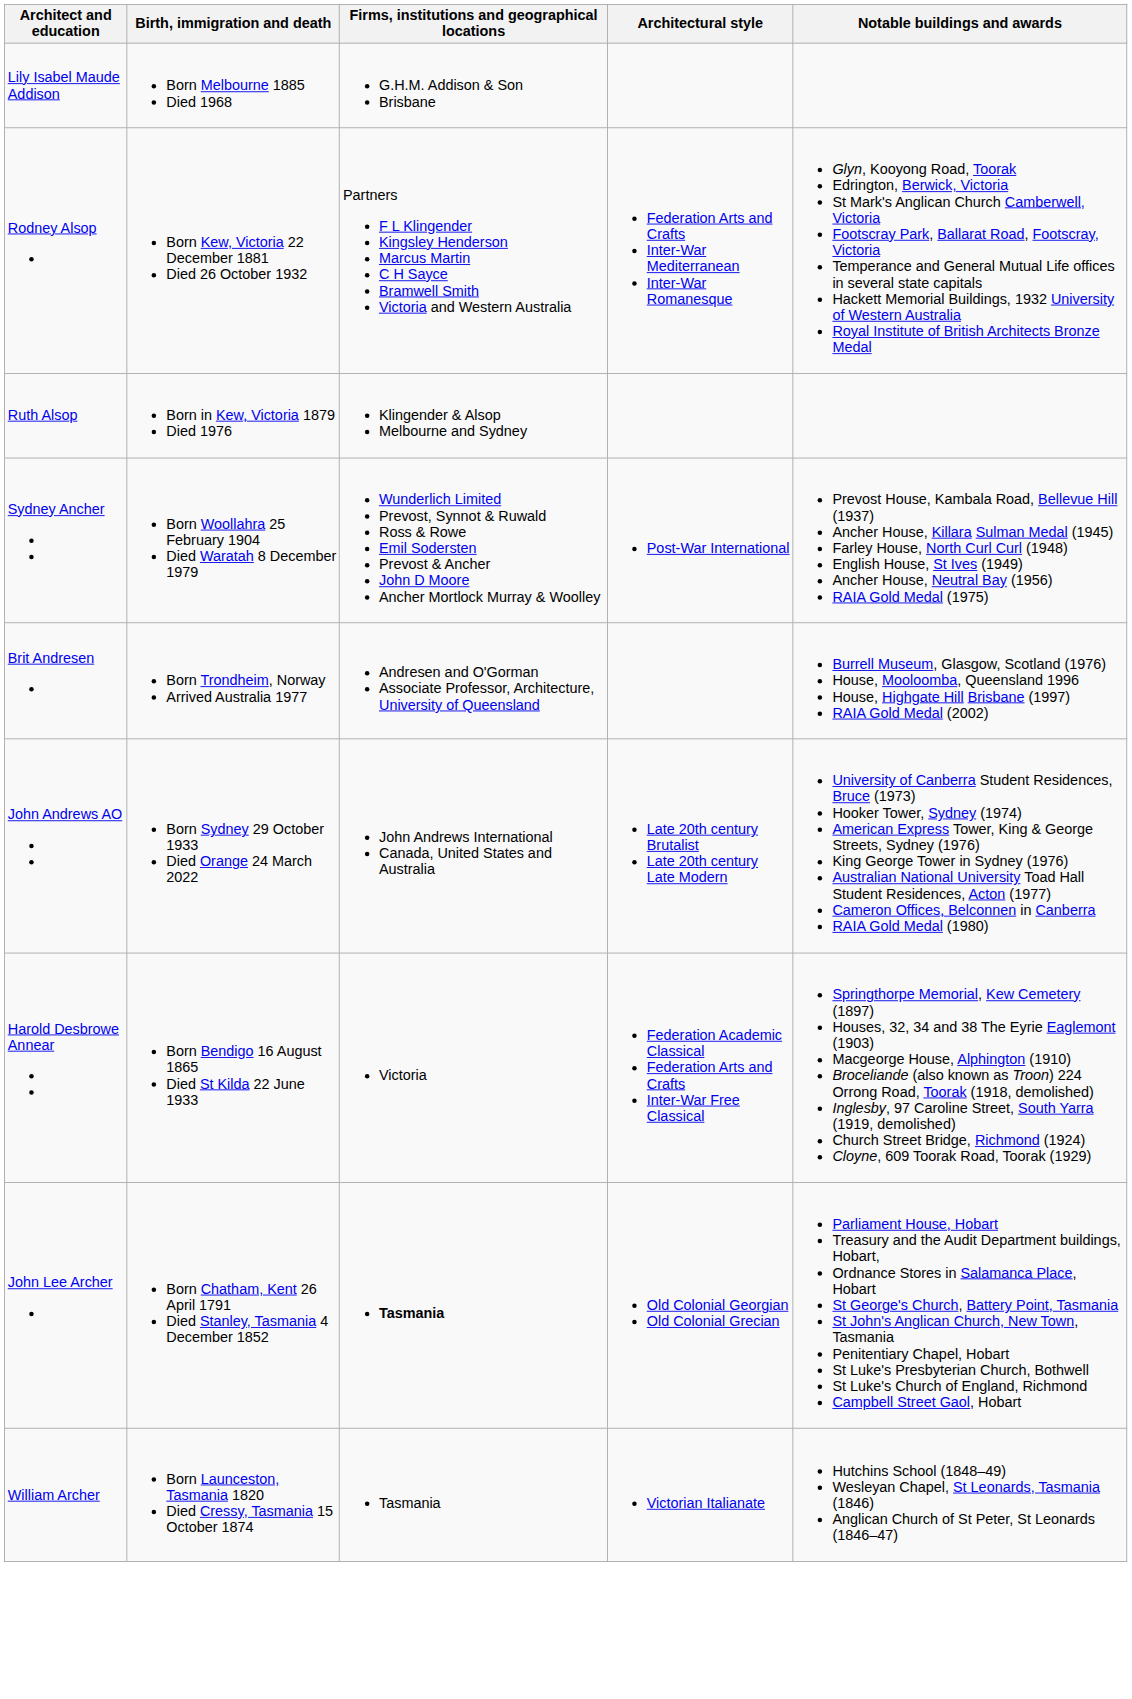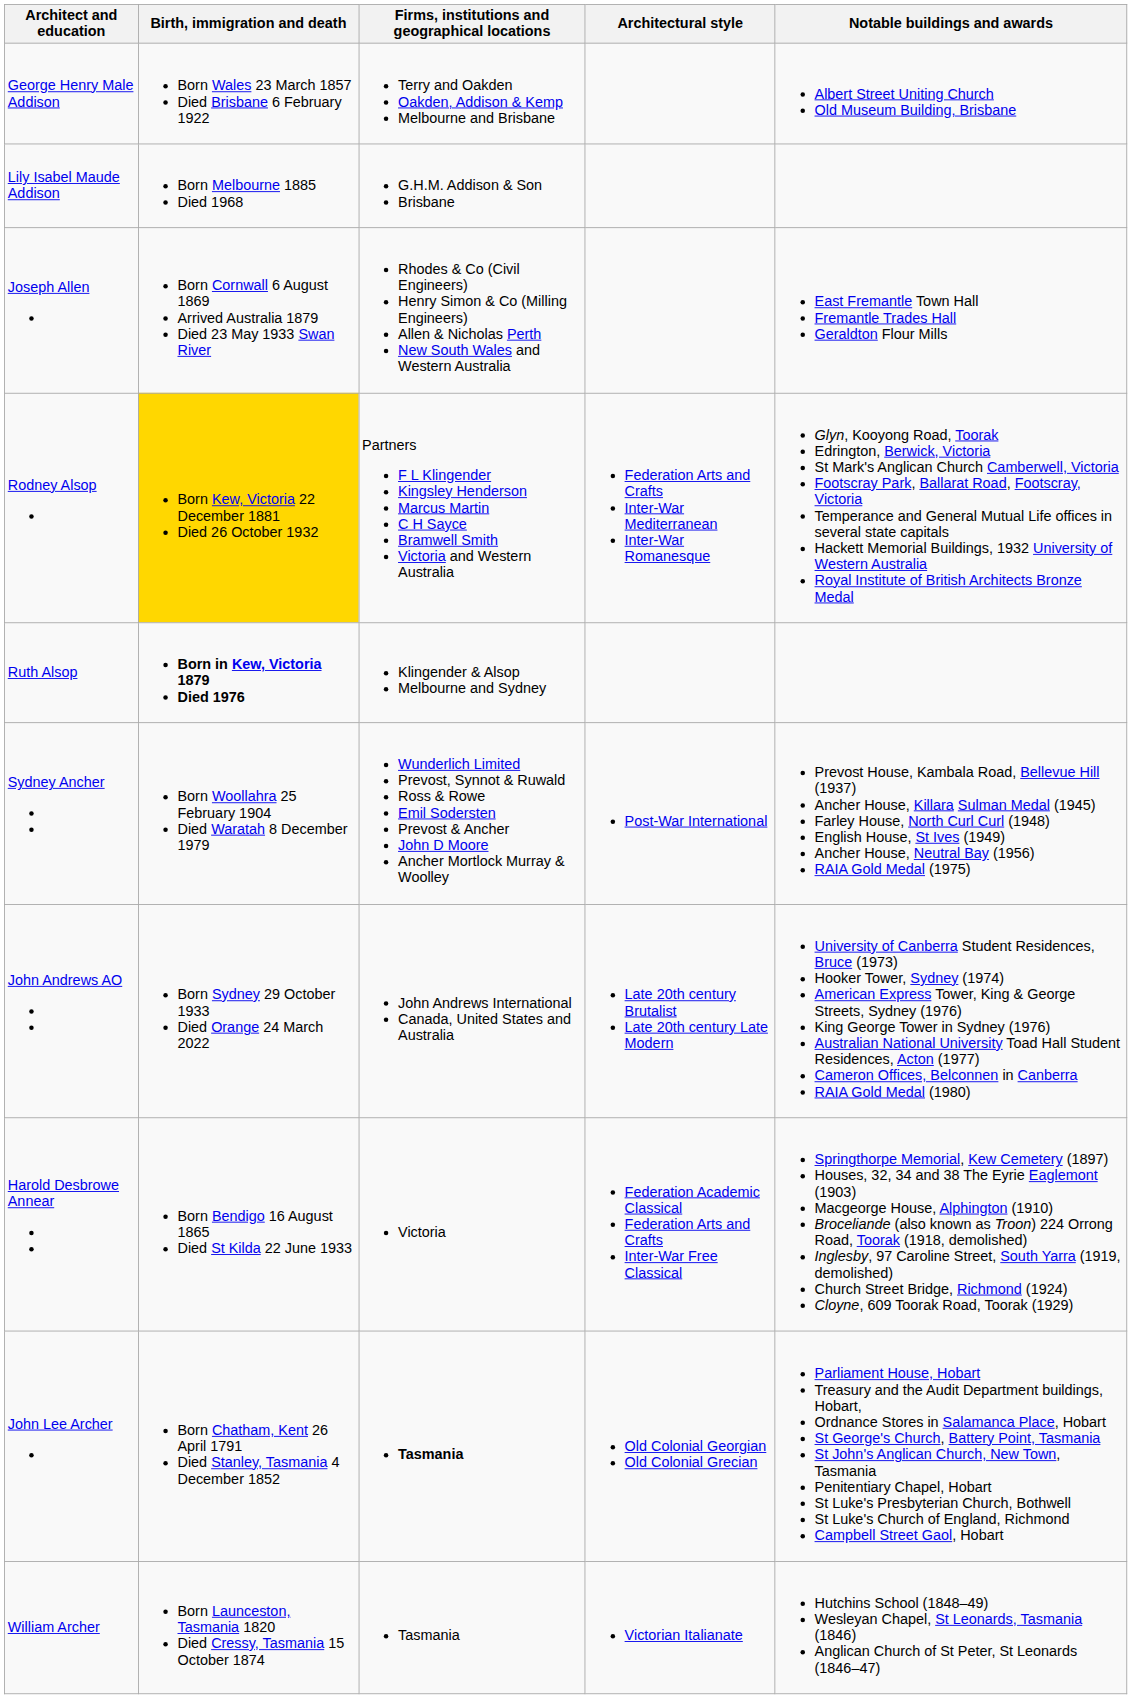+ row: (71, 93)
+ row: (71, 303)
(233, 259) no background -> (248, 516) gold background
(233, 424) normal -> (248, 681) bold
- row: (66, 674)
